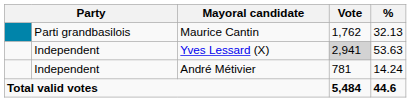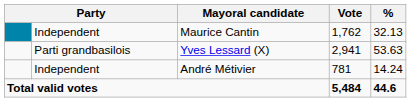(82, 32) Parti grandbasilois -> (67, 32) Independent
(67, 50) Independent -> (82, 50) Parti grandbasilois
(346, 50) lightgrey background -> (346, 50) no background
